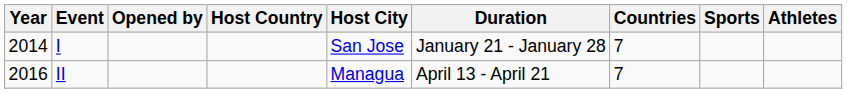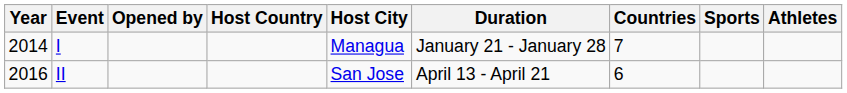(367, 46) San Jose -> (367, 46) Managua
(367, 74) Managua -> (367, 74) San Jose
(619, 74) 7 -> (619, 74) 6
